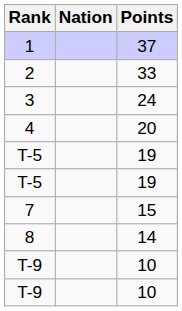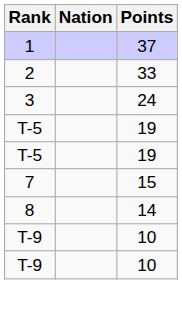- row: (30, 127)
